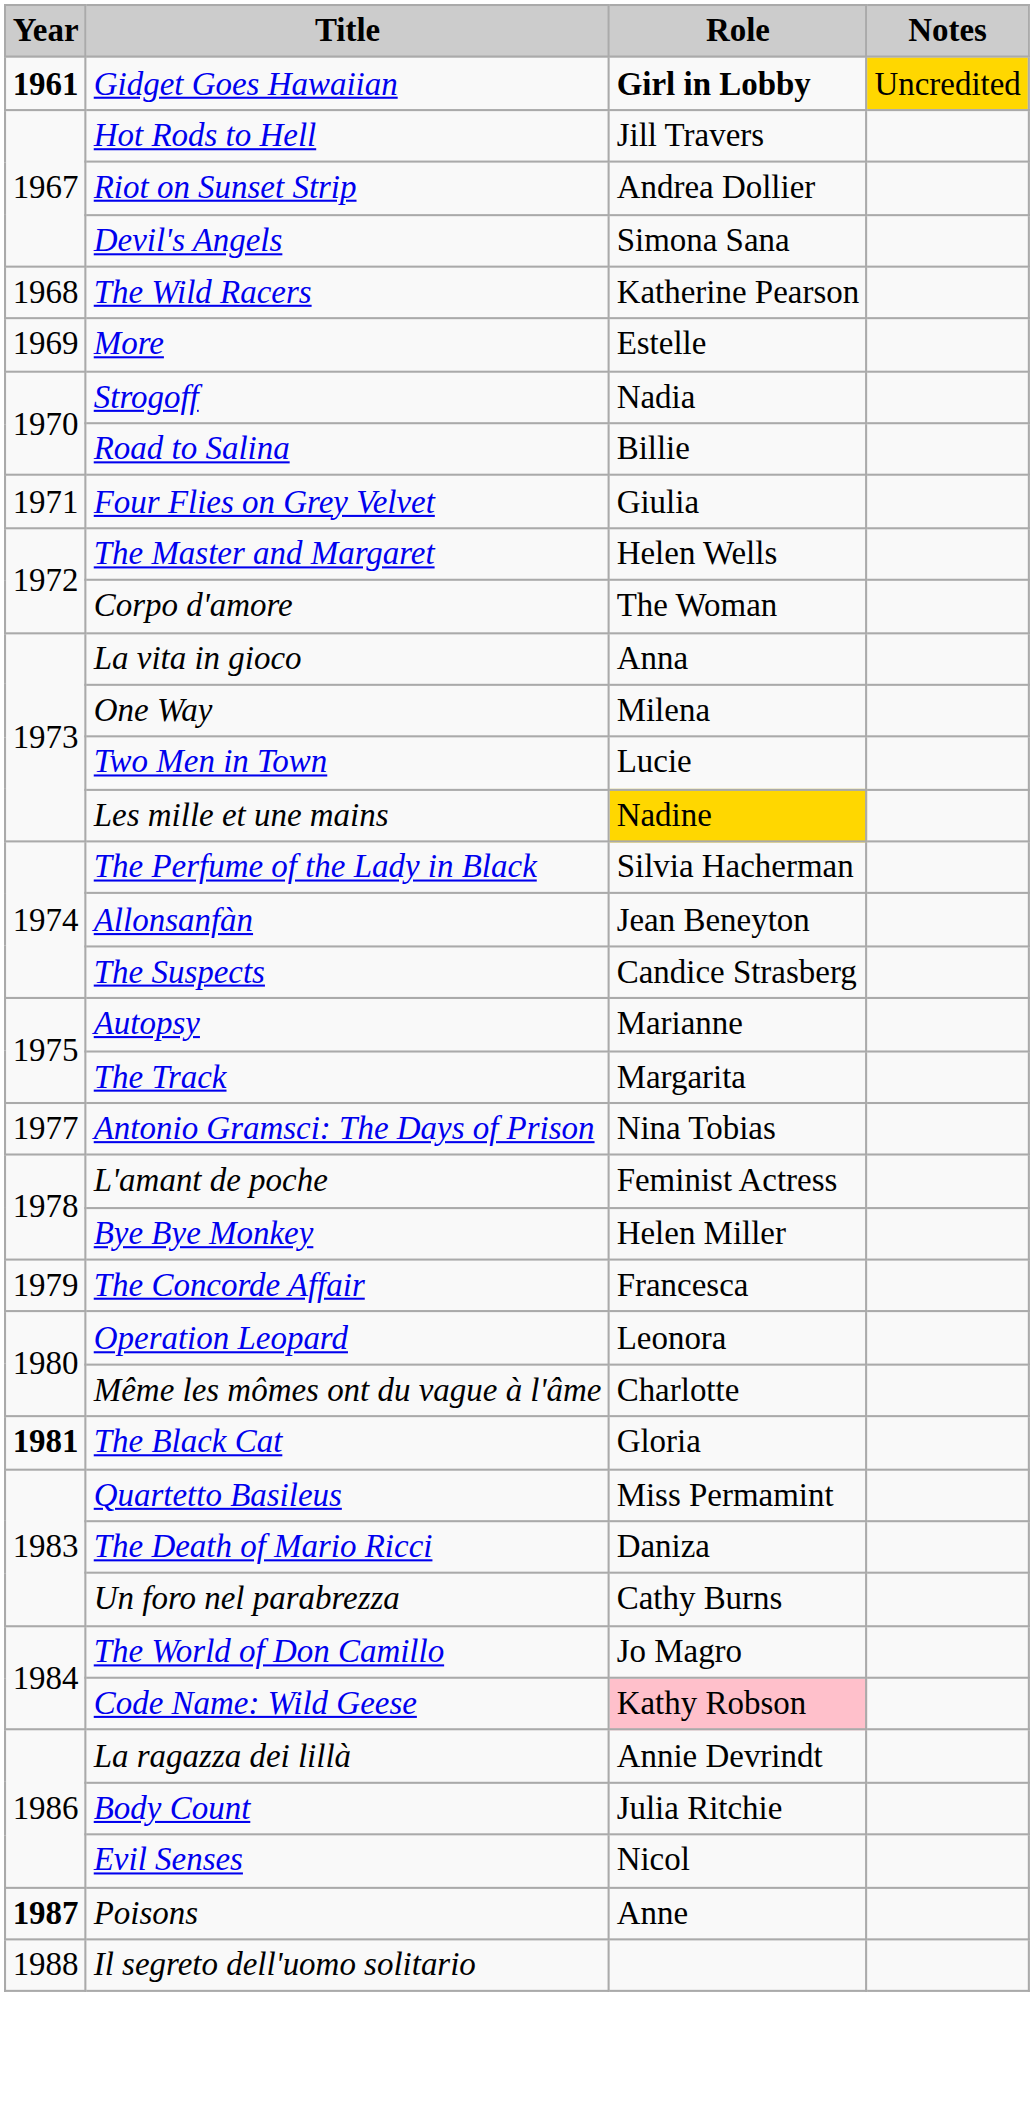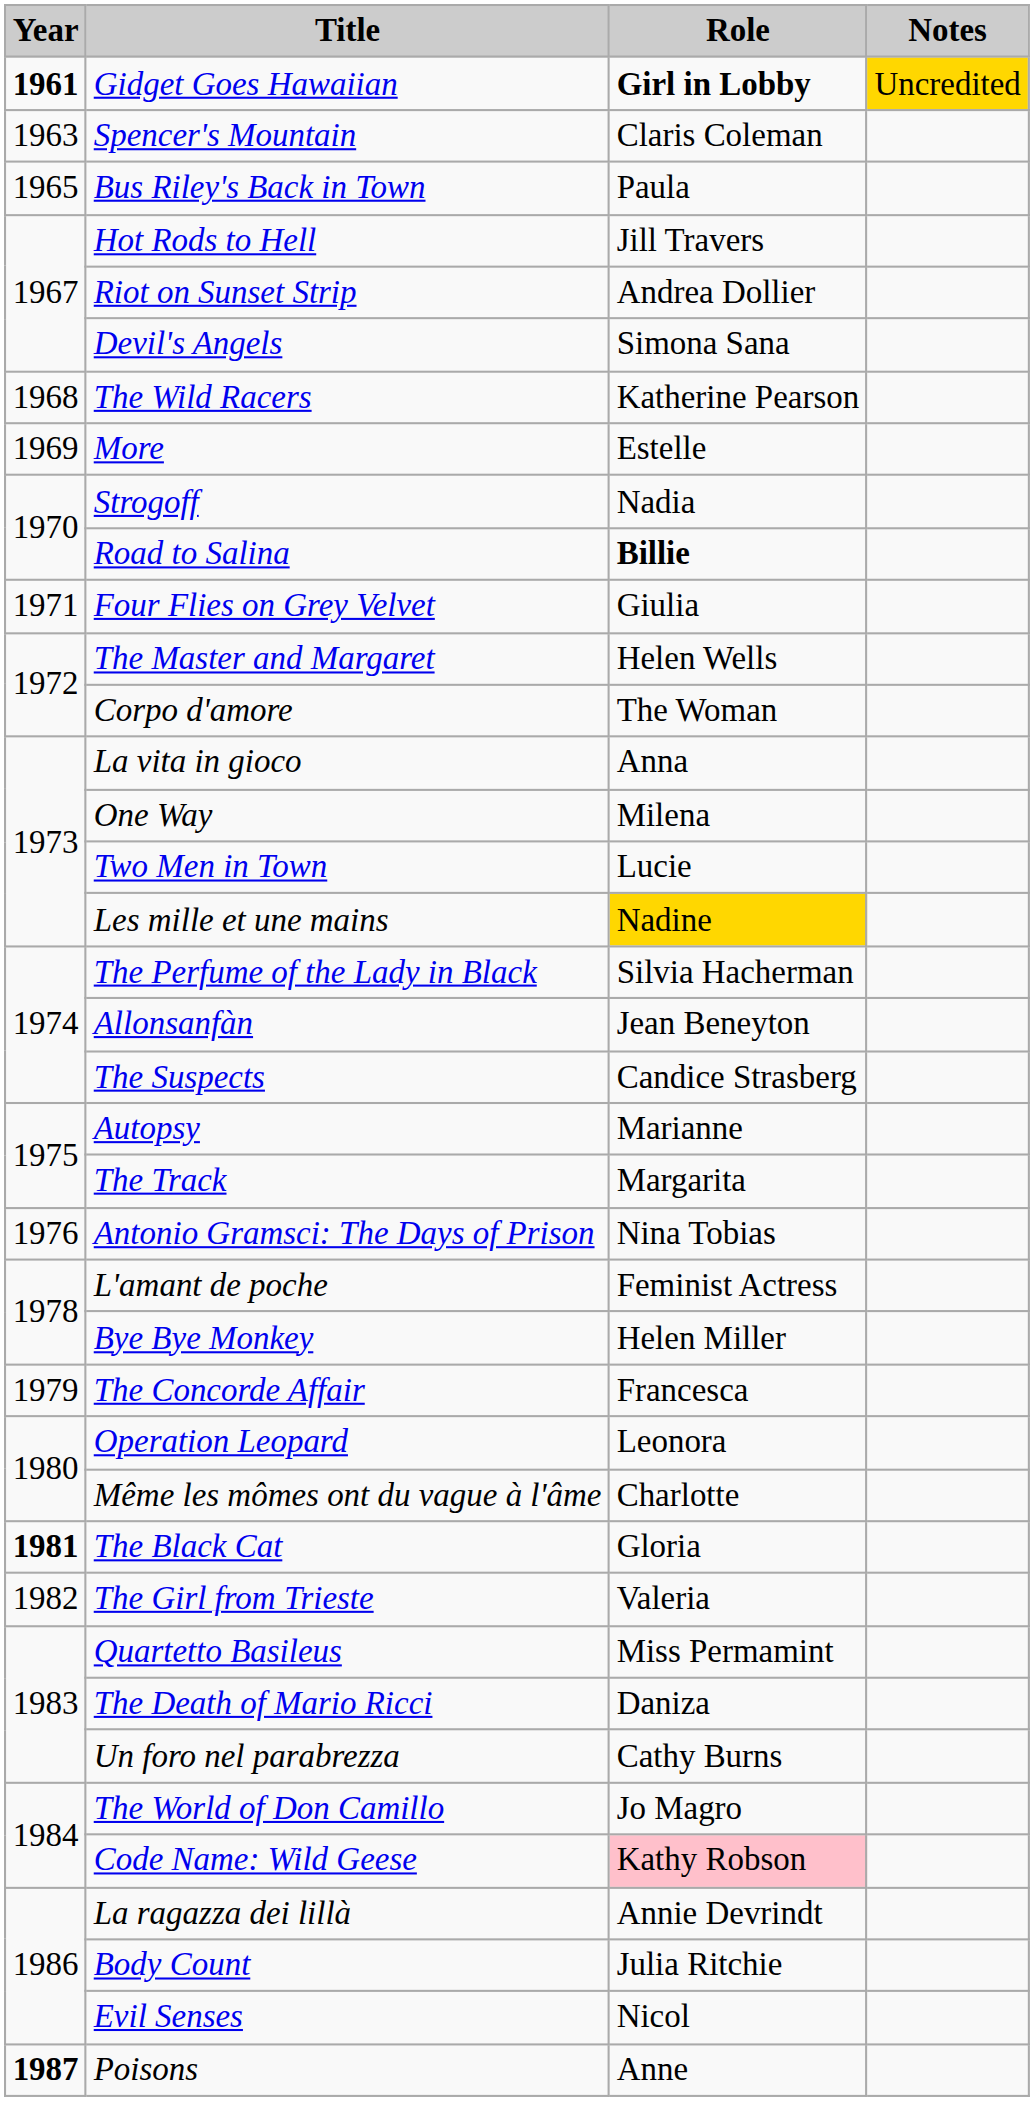+ row: (225, 135)
+ row: (260, 187)
(653, 448) normal -> (653, 553) bold
(46, 1128) 1977 -> (46, 1232) 1976
+ row: (234, 1598)
- row: (285, 1964)
